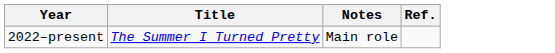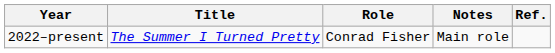+ column: (378, 15)
